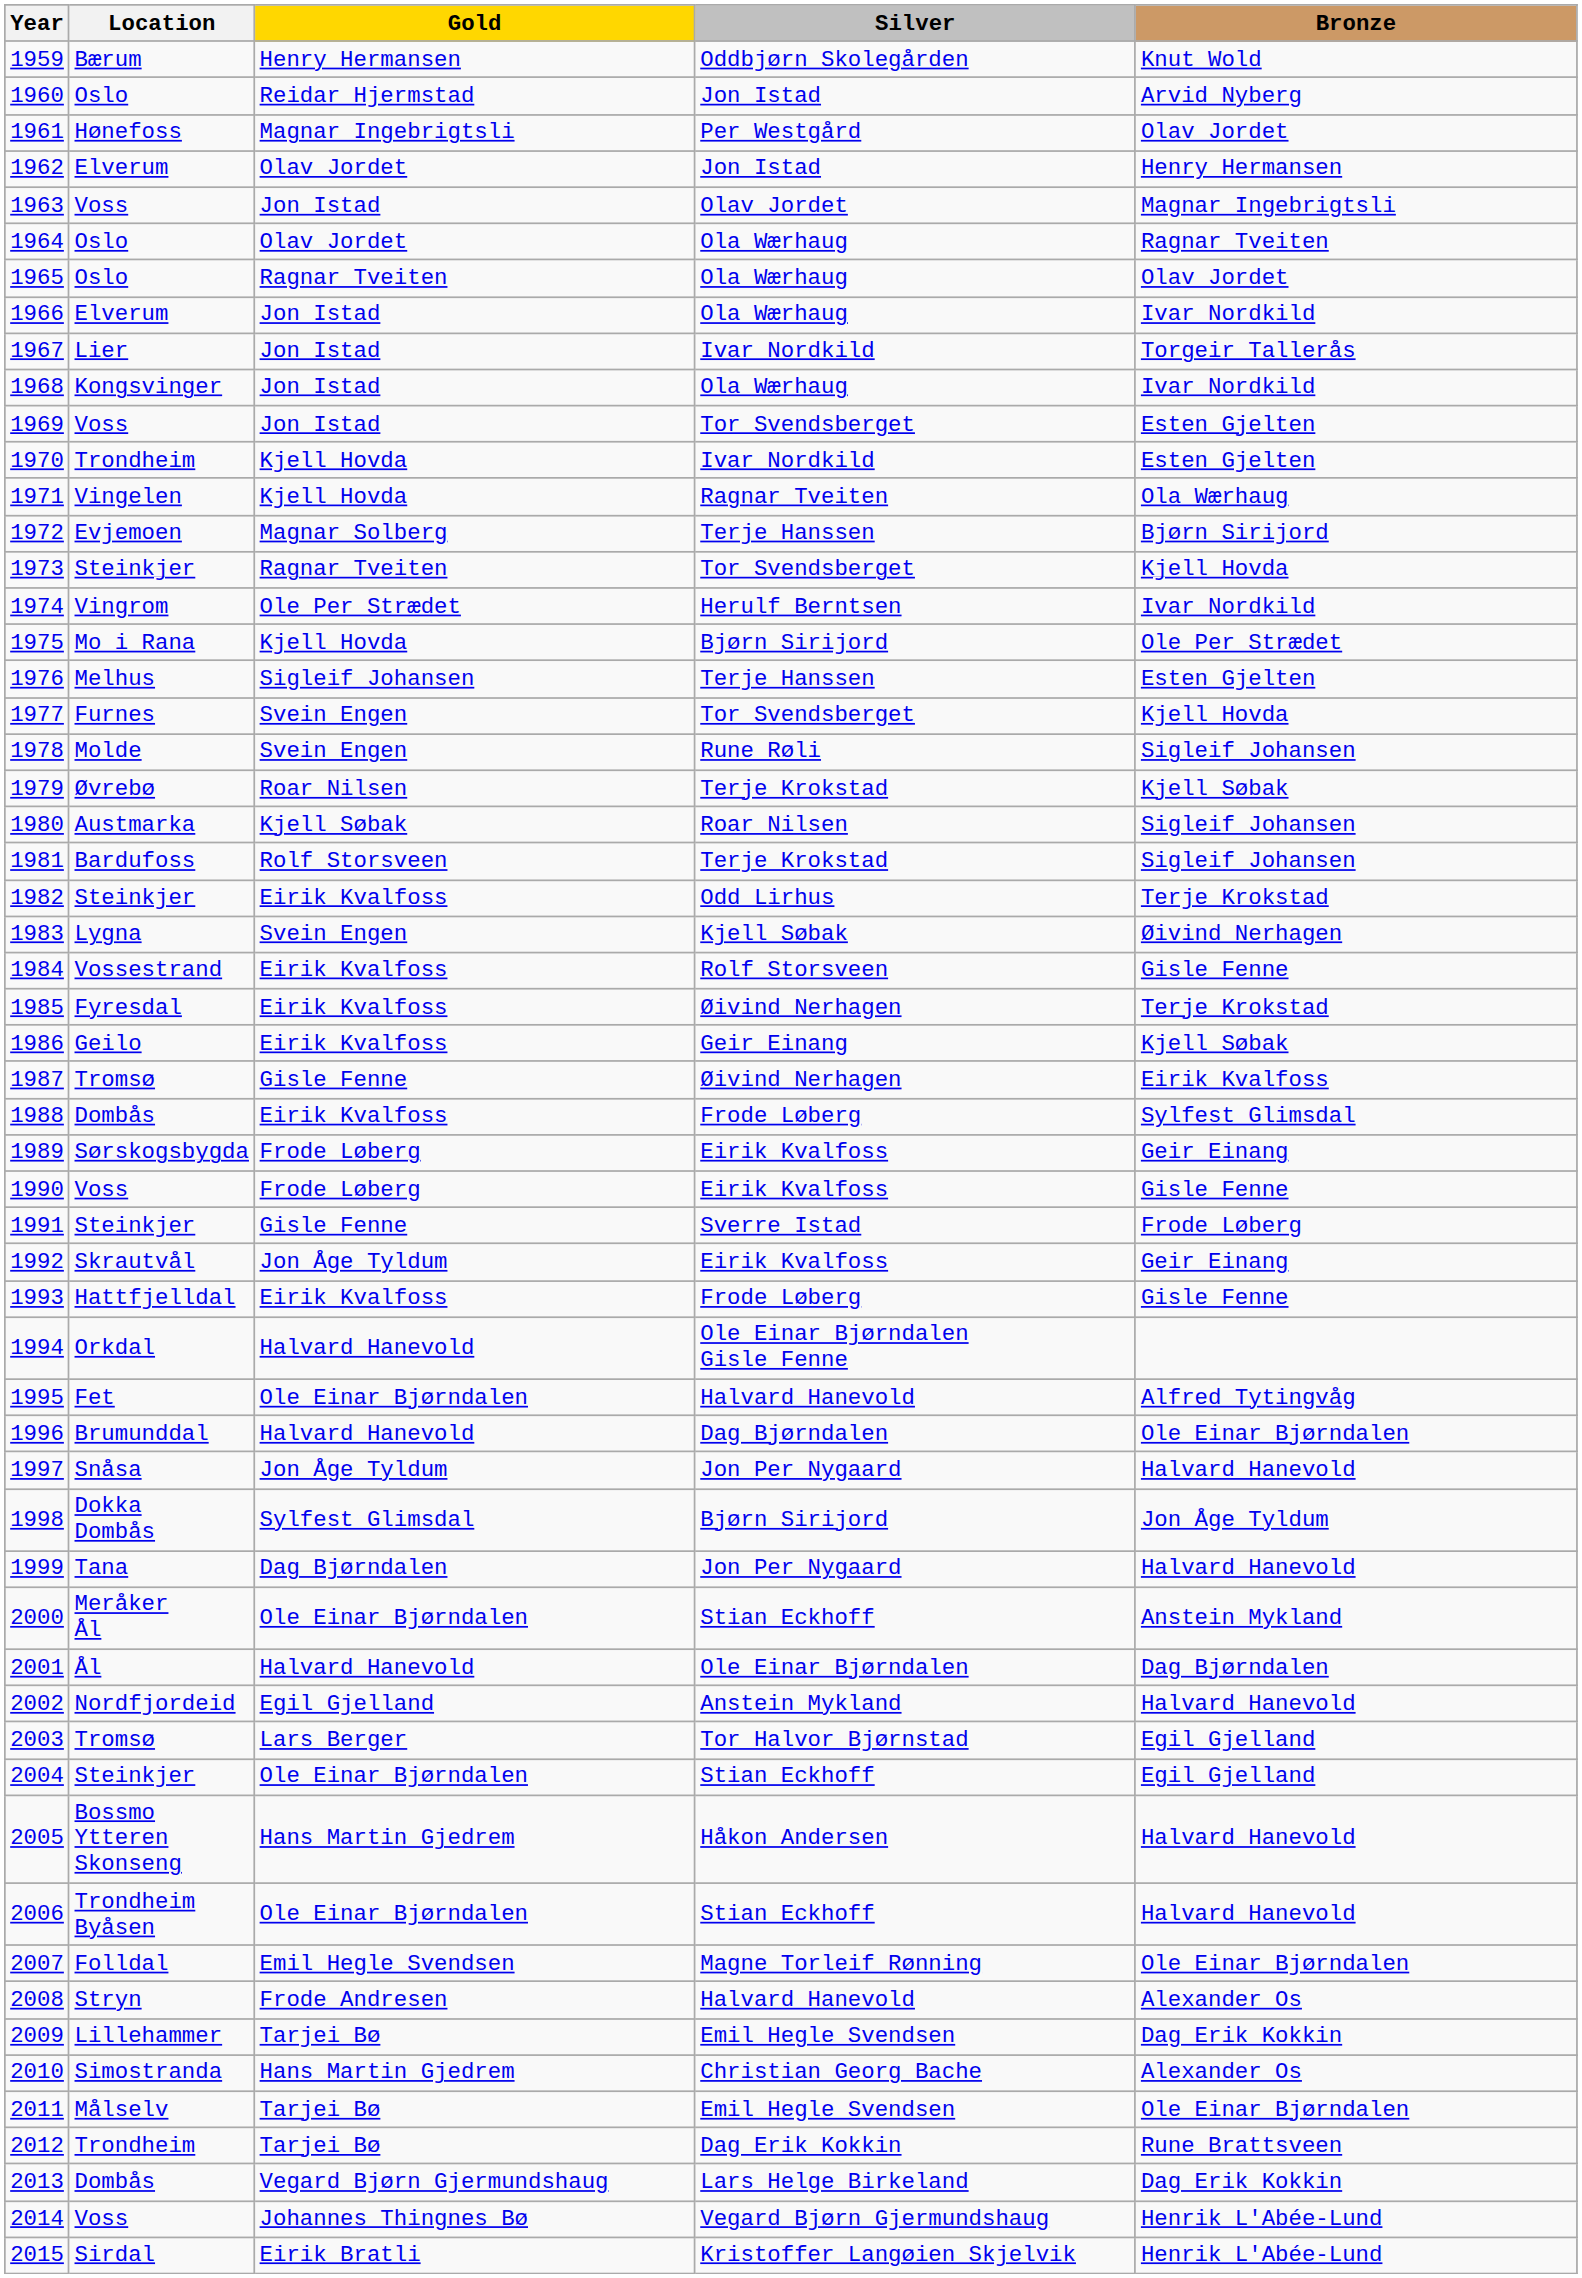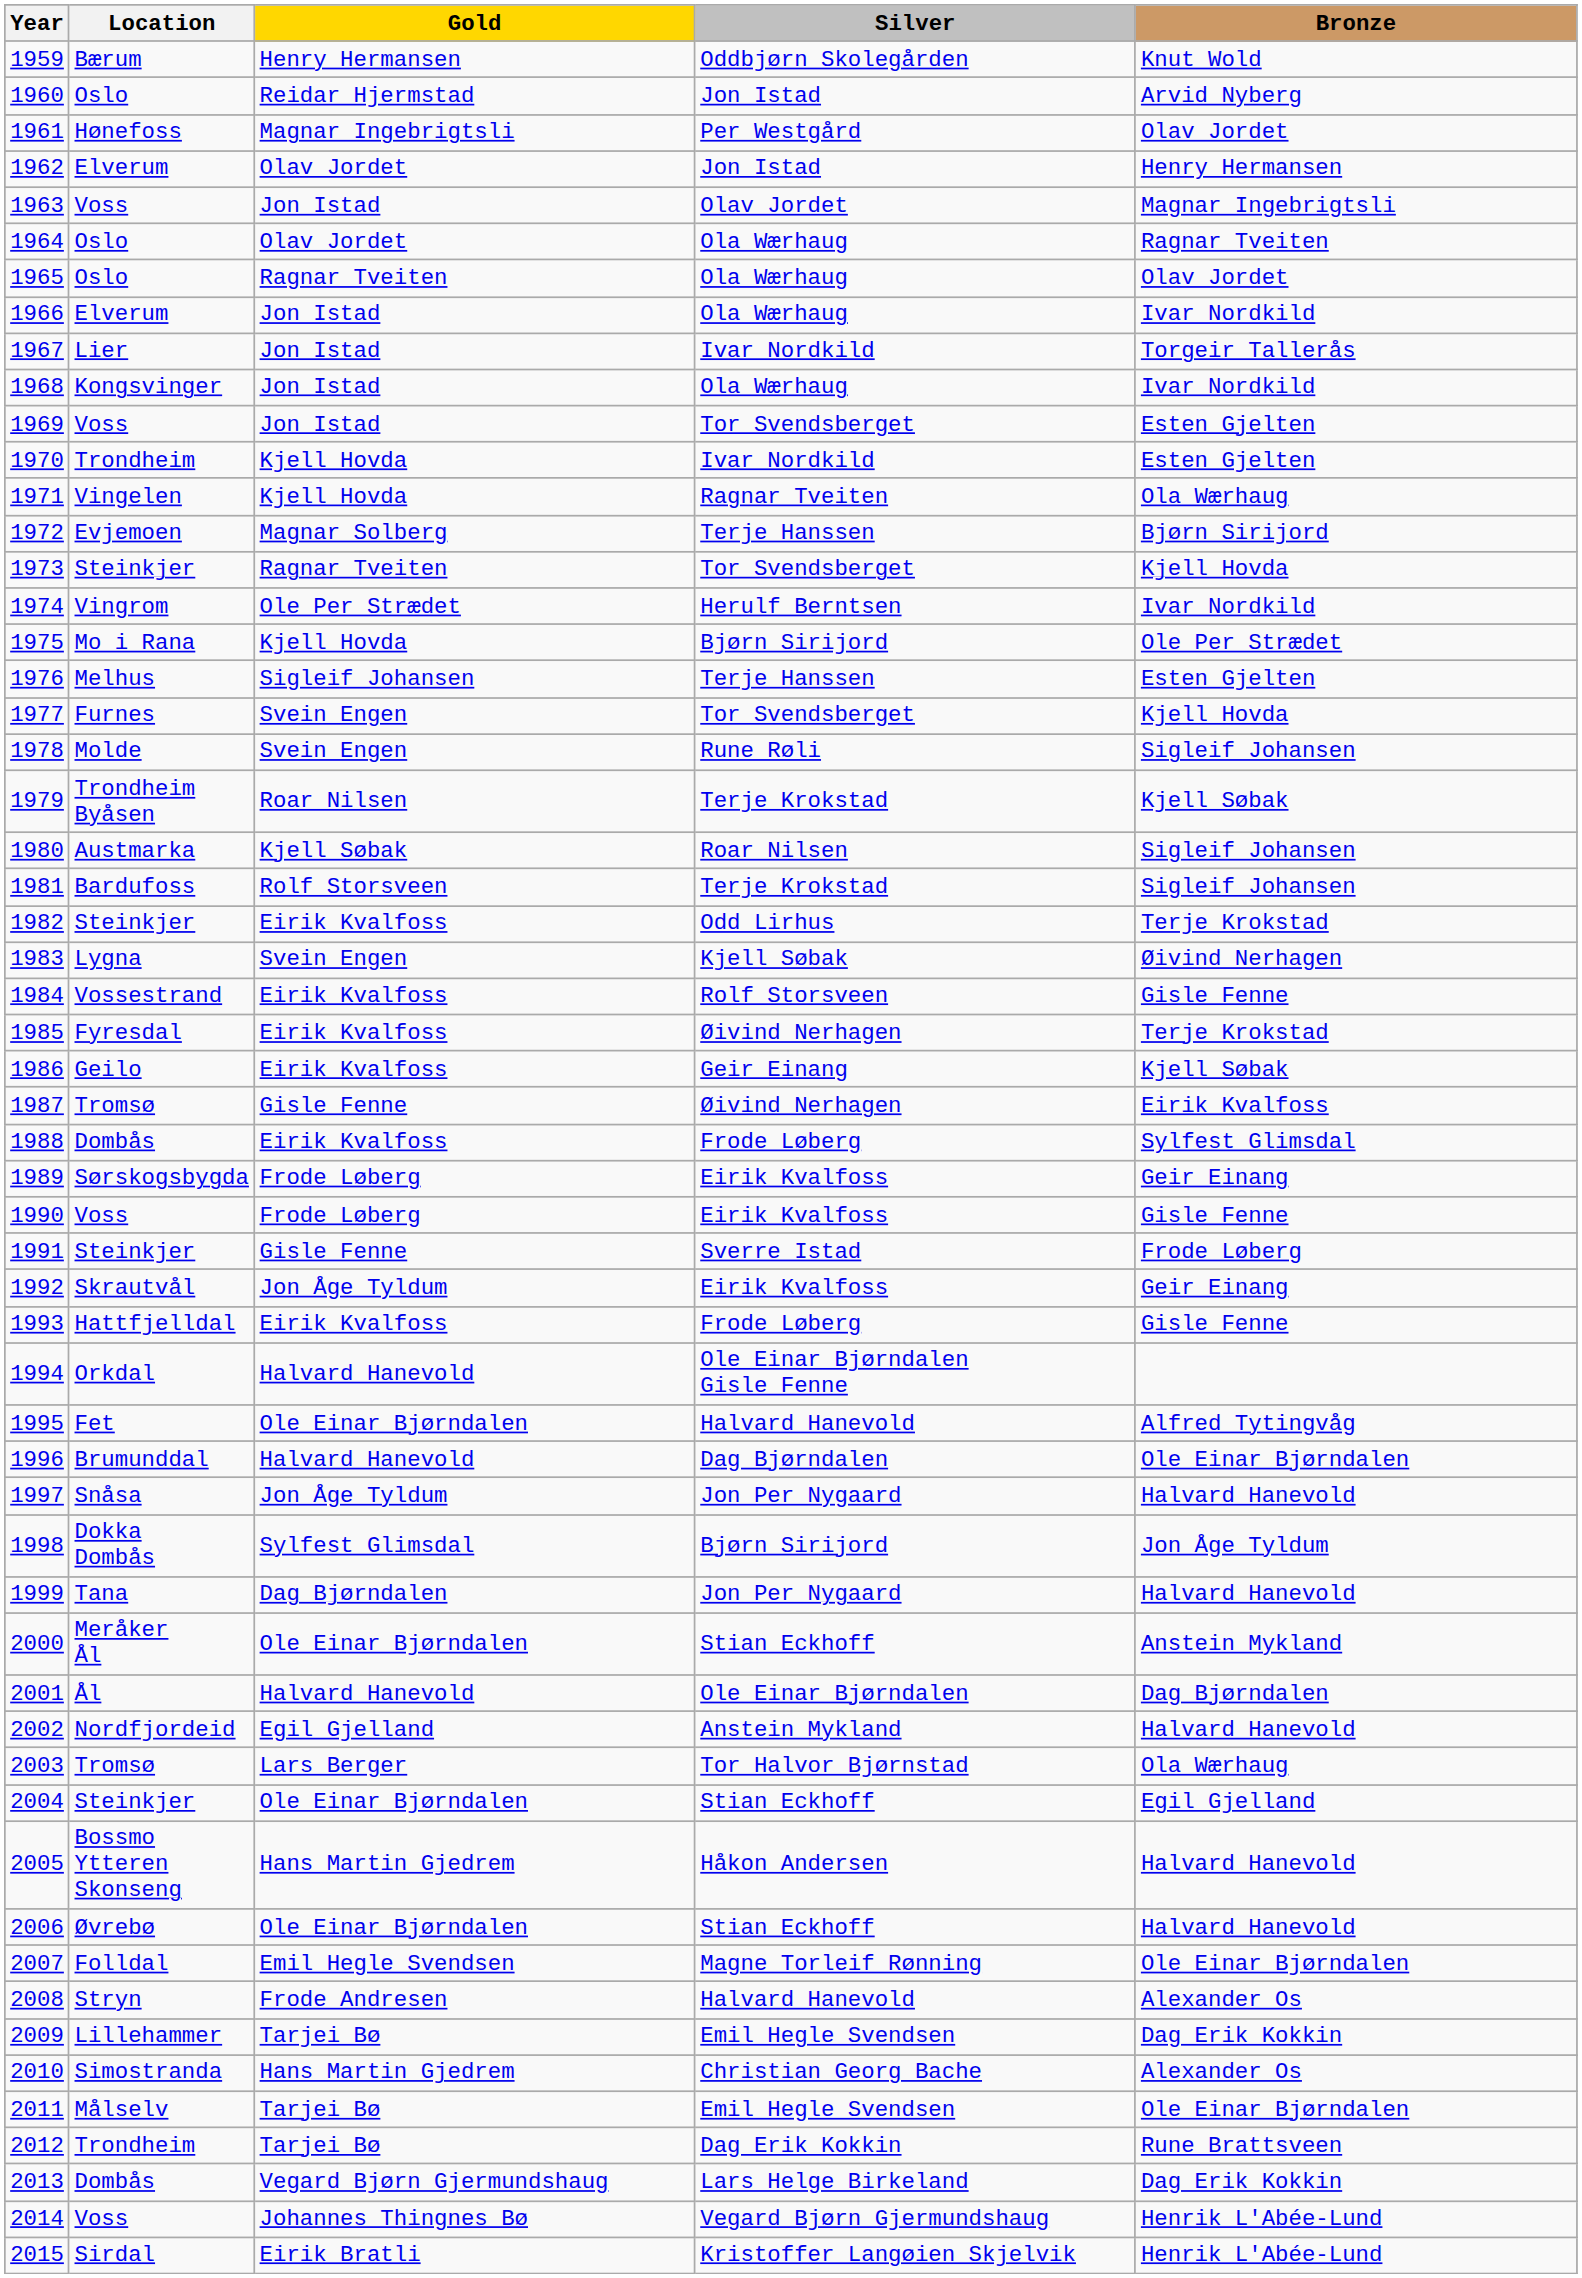(115, 788) Øvrebø -> (135, 801) Trondheim Byåsen
(1228, 1740) Egil Gjelland -> (1215, 1766) Ola Wærhaug
(135, 1914) Trondheim Byåsen -> (115, 1927) Øvrebø
